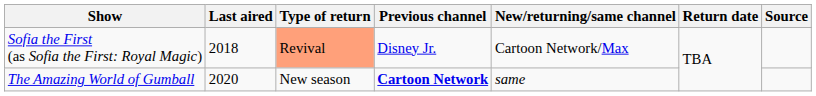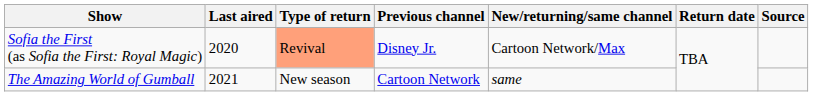(224, 47) 2018 -> (224, 47) 2020
(224, 79) 2020 -> (224, 79) 2021
(433, 79) bold -> (429, 79) normal
